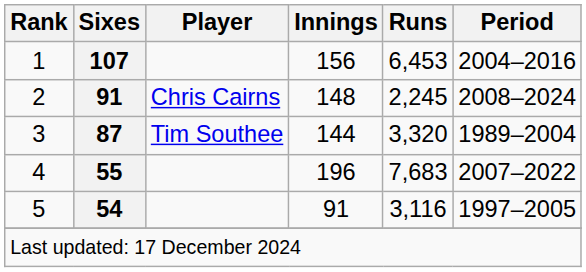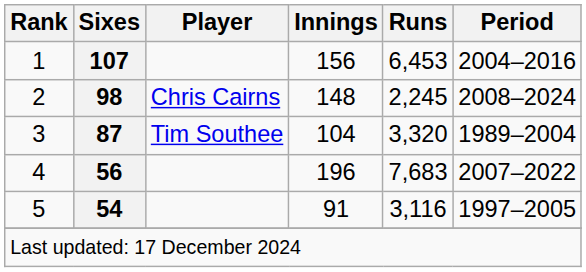(109, 97) 91 -> (109, 97) 98
(336, 135) 144 -> (336, 135) 104
(109, 172) 55 -> (109, 172) 56
